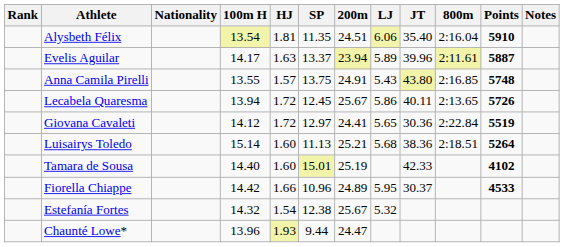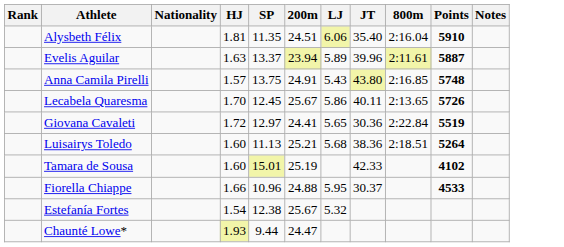- column: (245, 15)
(284, 101) 1.72 -> (235, 101) 1.70
(353, 187) 24.89 -> (303, 187) 24.88
